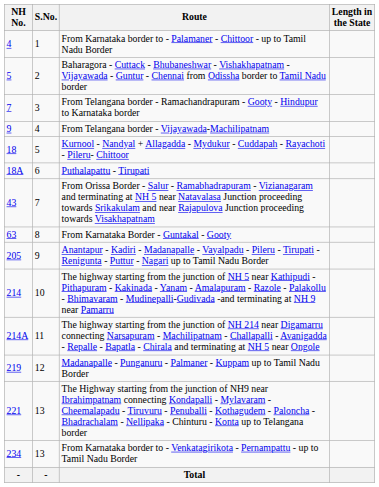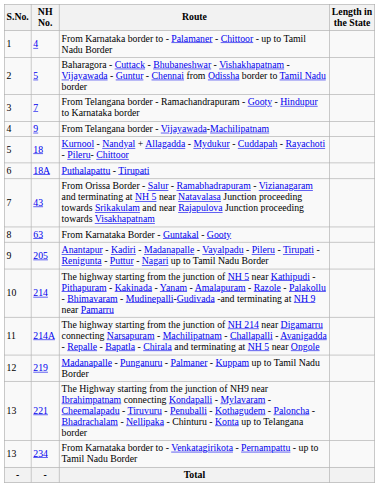columns swapped: (46, 17) <-> (18, 17)
